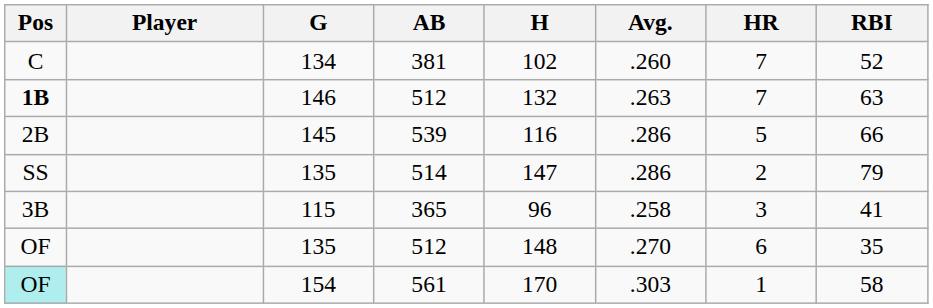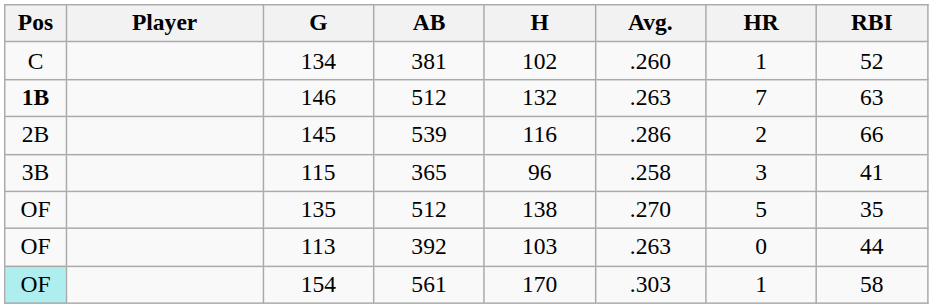(761, 60) 7 -> (761, 60) 1
(761, 135) 5 -> (761, 135) 2
- row: (318, 172)
(540, 246) 148 -> (540, 209) 138
(761, 246) 6 -> (761, 209) 5
+ row: (318, 246)
